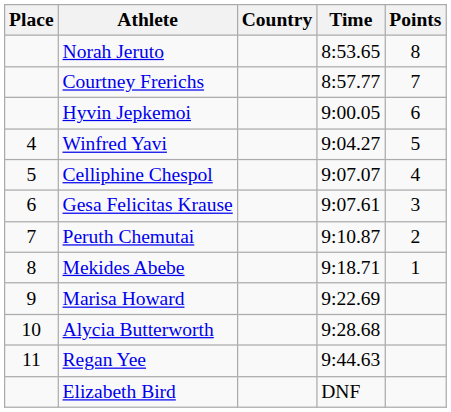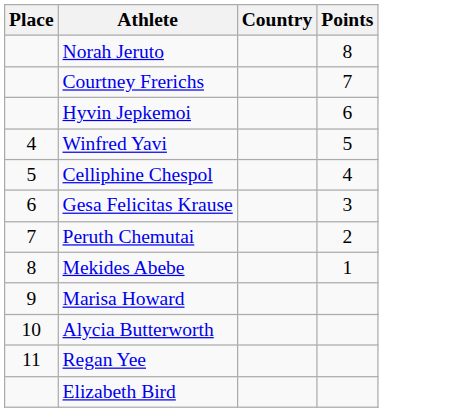- column: (351, 19)
